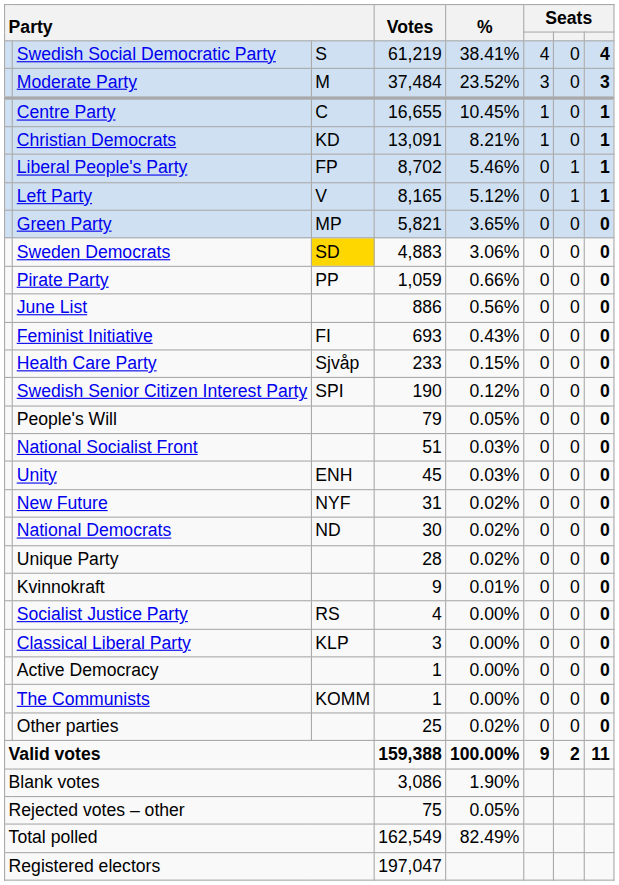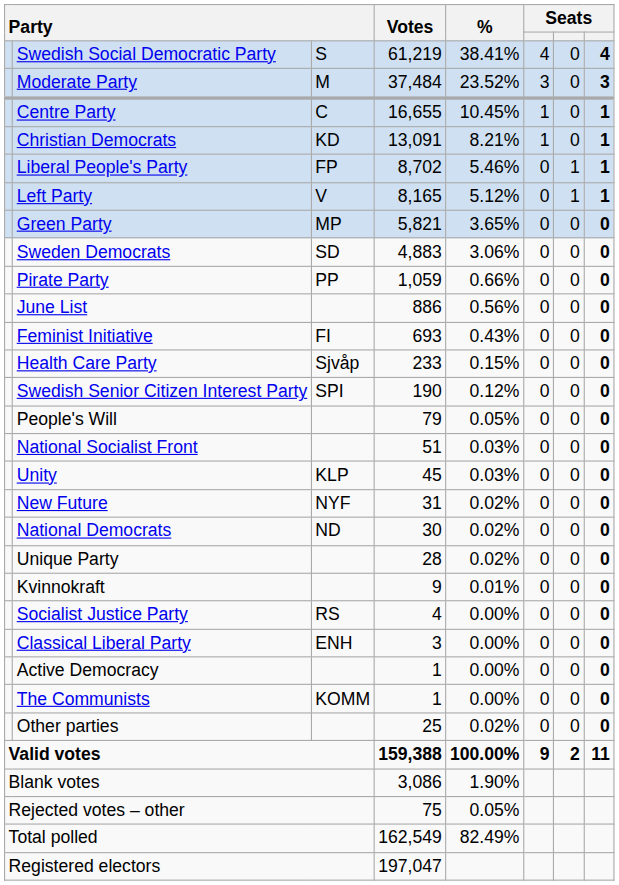(328, 252) gold background -> (328, 252) no background
(334, 475) ENH -> (332, 475) KLP
(332, 642) KLP -> (334, 642) ENH
